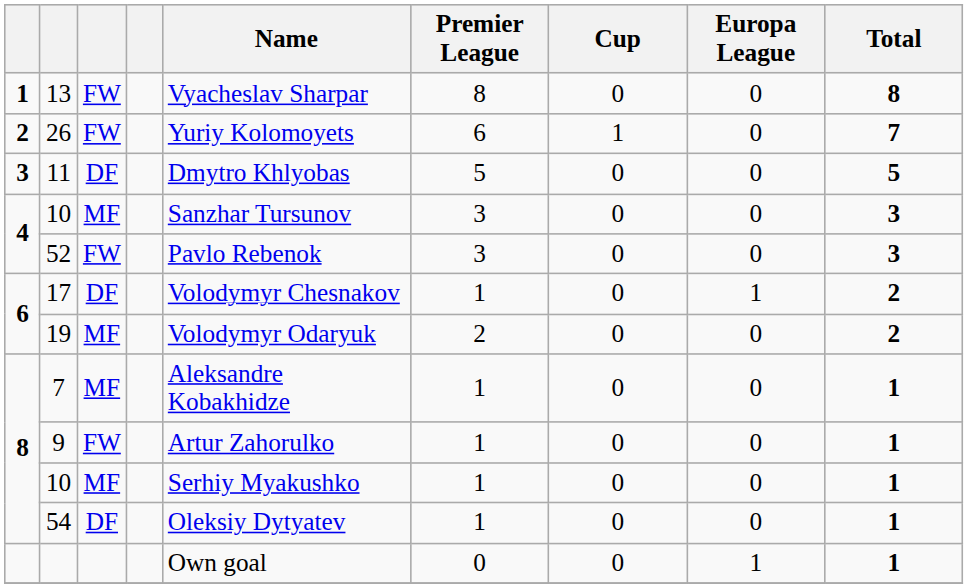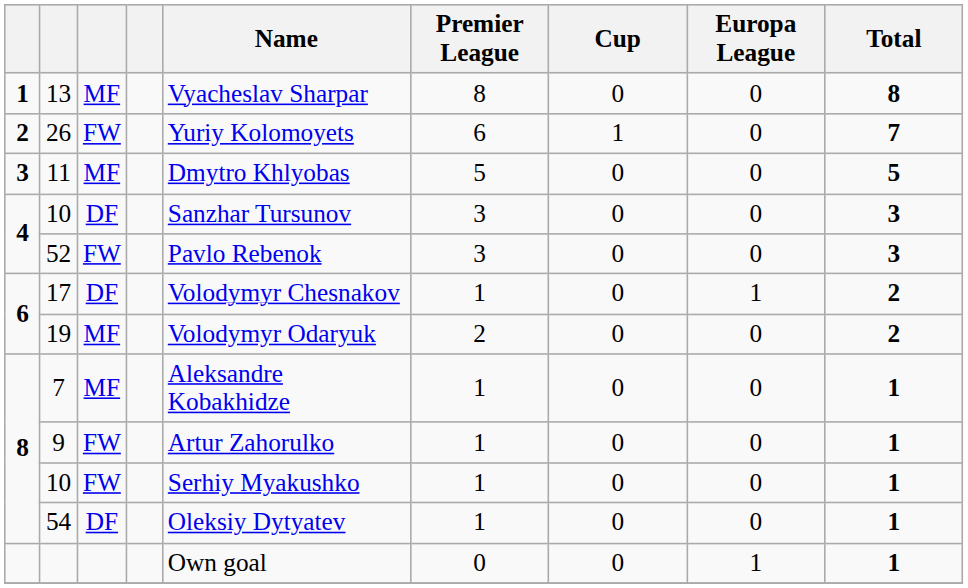(102, 93) FW -> (102, 93) MF
(102, 173) DF -> (102, 173) MF
(102, 213) MF -> (102, 213) DF
(102, 482) MF -> (102, 482) FW
